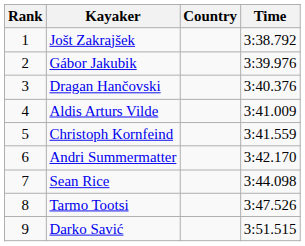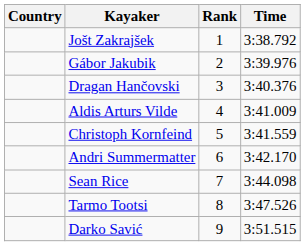columns swapped: (25, 16) <-> (210, 16)
